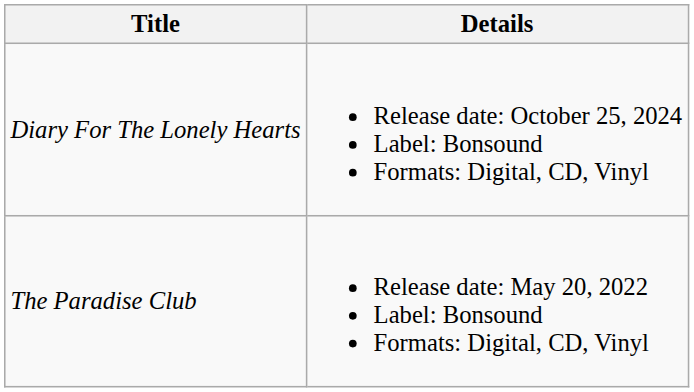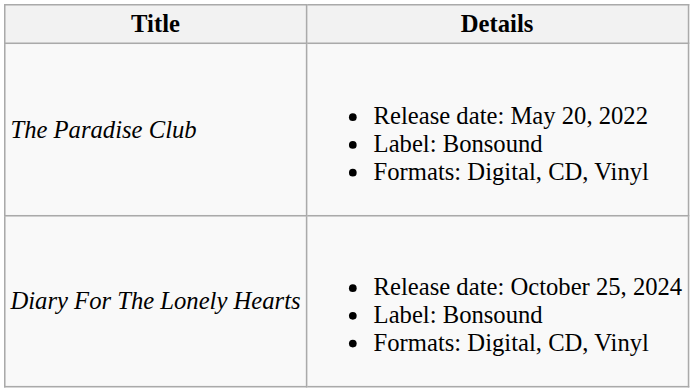rows swapped: (104, 300) <-> (156, 129)
